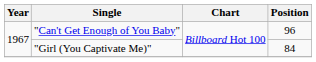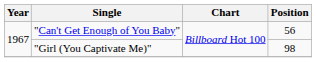(290, 30) 96 -> (290, 30) 56
(290, 48) 84 -> (290, 48) 98
